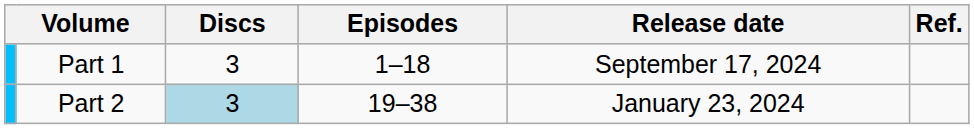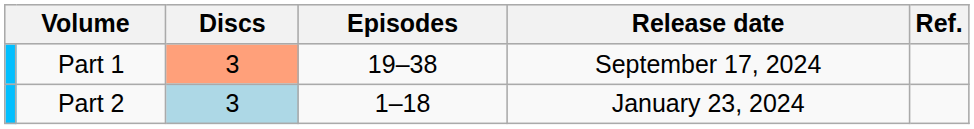(232, 63) no background -> (232, 63) lightsalmon background
(403, 63) 1–18 -> (403, 63) 19–38
(403, 103) 19–38 -> (403, 103) 1–18
